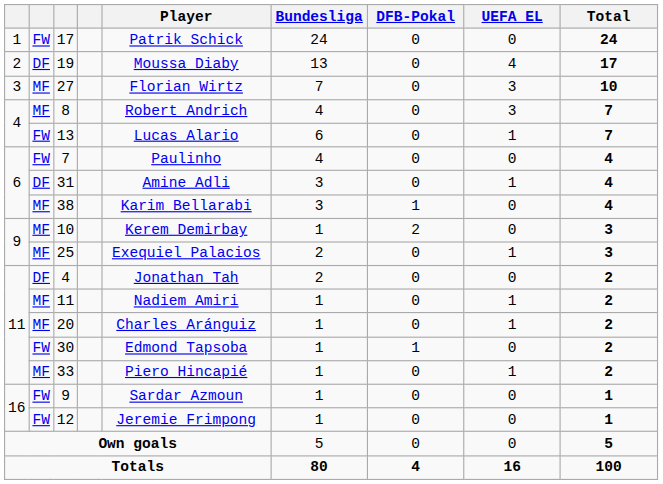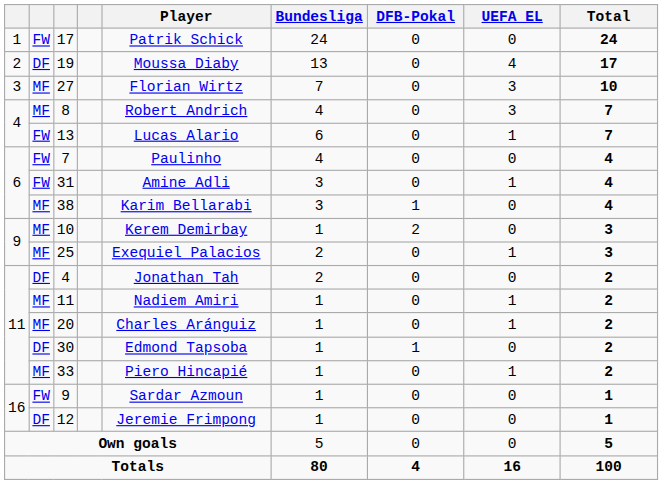(41, 183) DF -> (41, 183) FW
(41, 349) FW -> (41, 349) DF
(41, 420) FW -> (41, 420) DF
